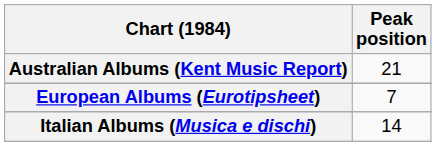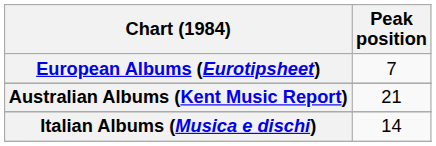rows swapped: (178, 68) <-> (178, 97)
